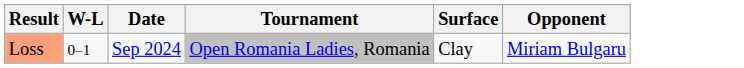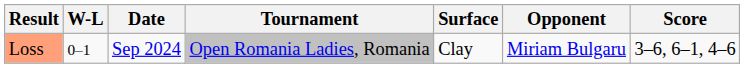+ column: (685, 19)
